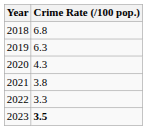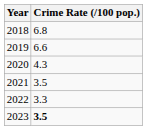(40, 47) 6.3 -> (40, 47) 6.6
(40, 82) 3.8 -> (40, 82) 3.5
